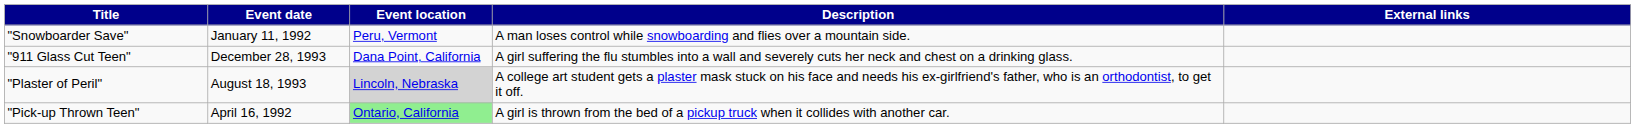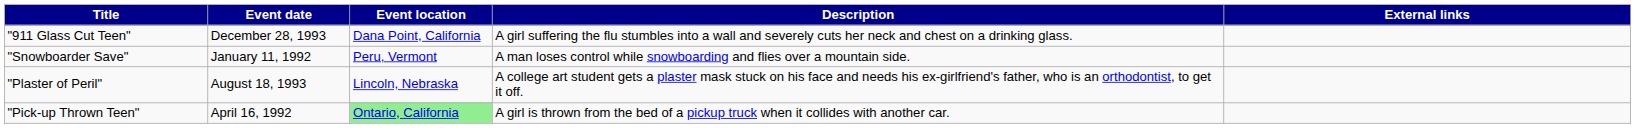rows swapped: (68, 35) <-> (69, 56)
(405, 84) lightgrey background -> (405, 84) no background
